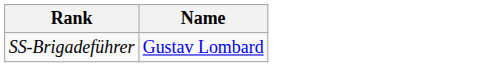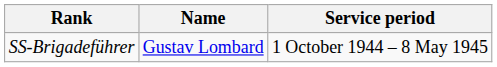+ column: (380, 18)
